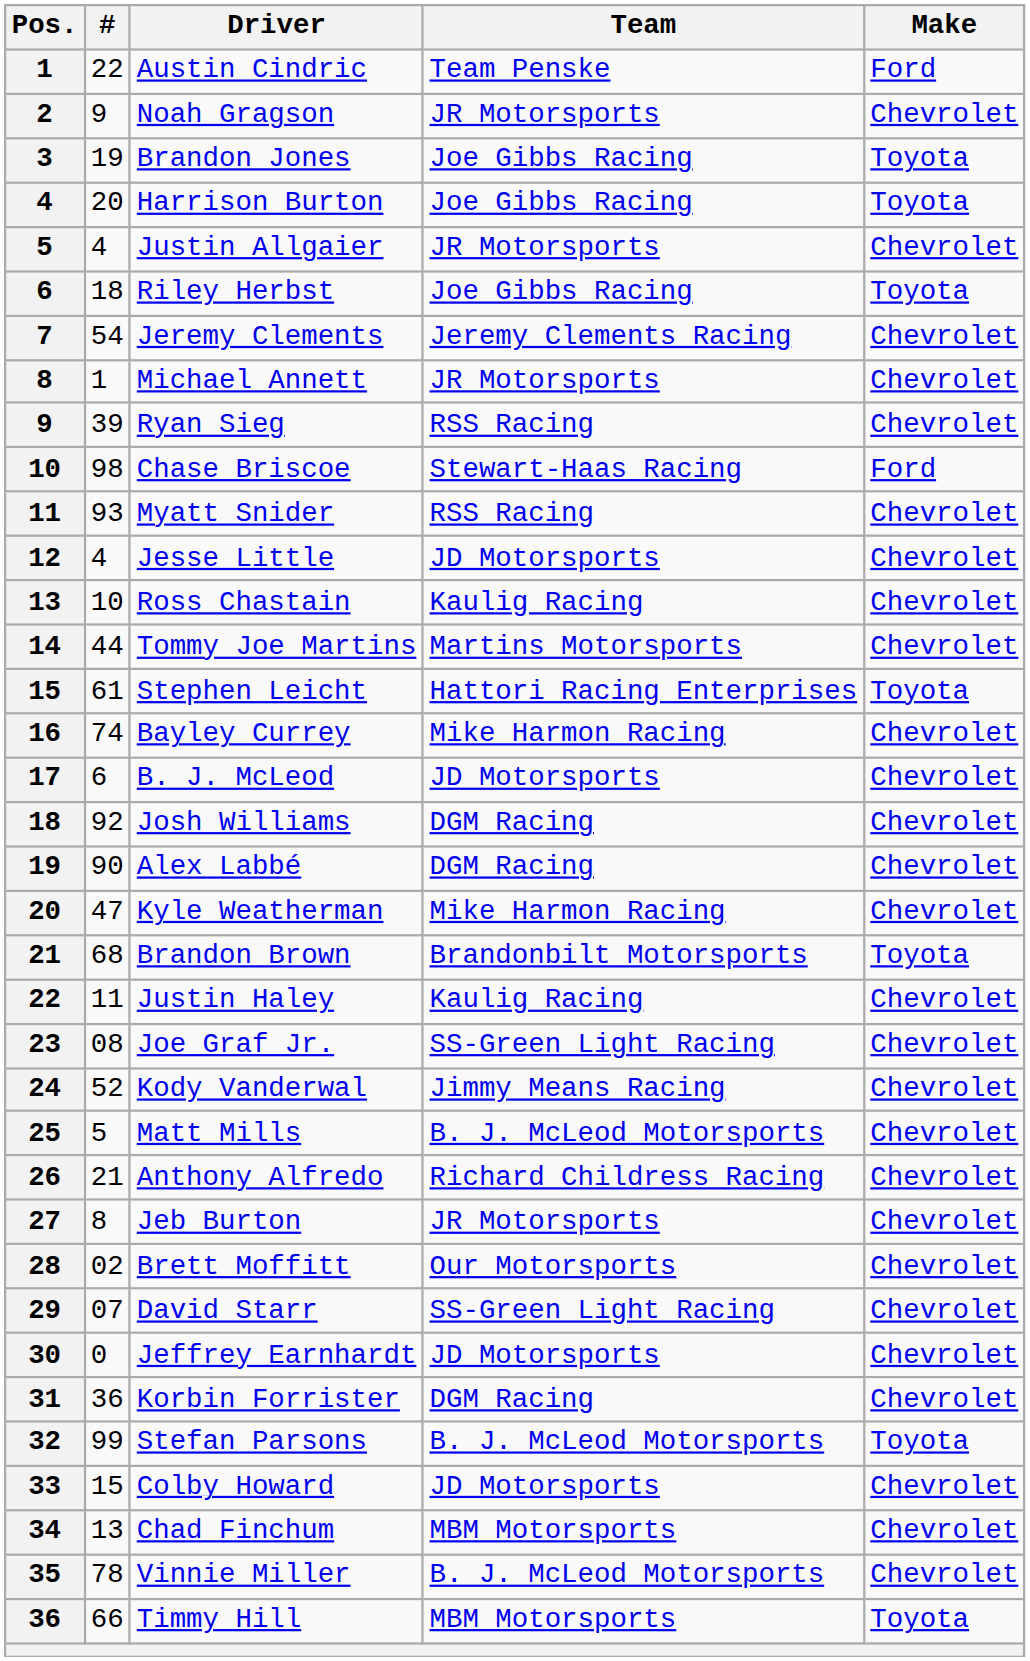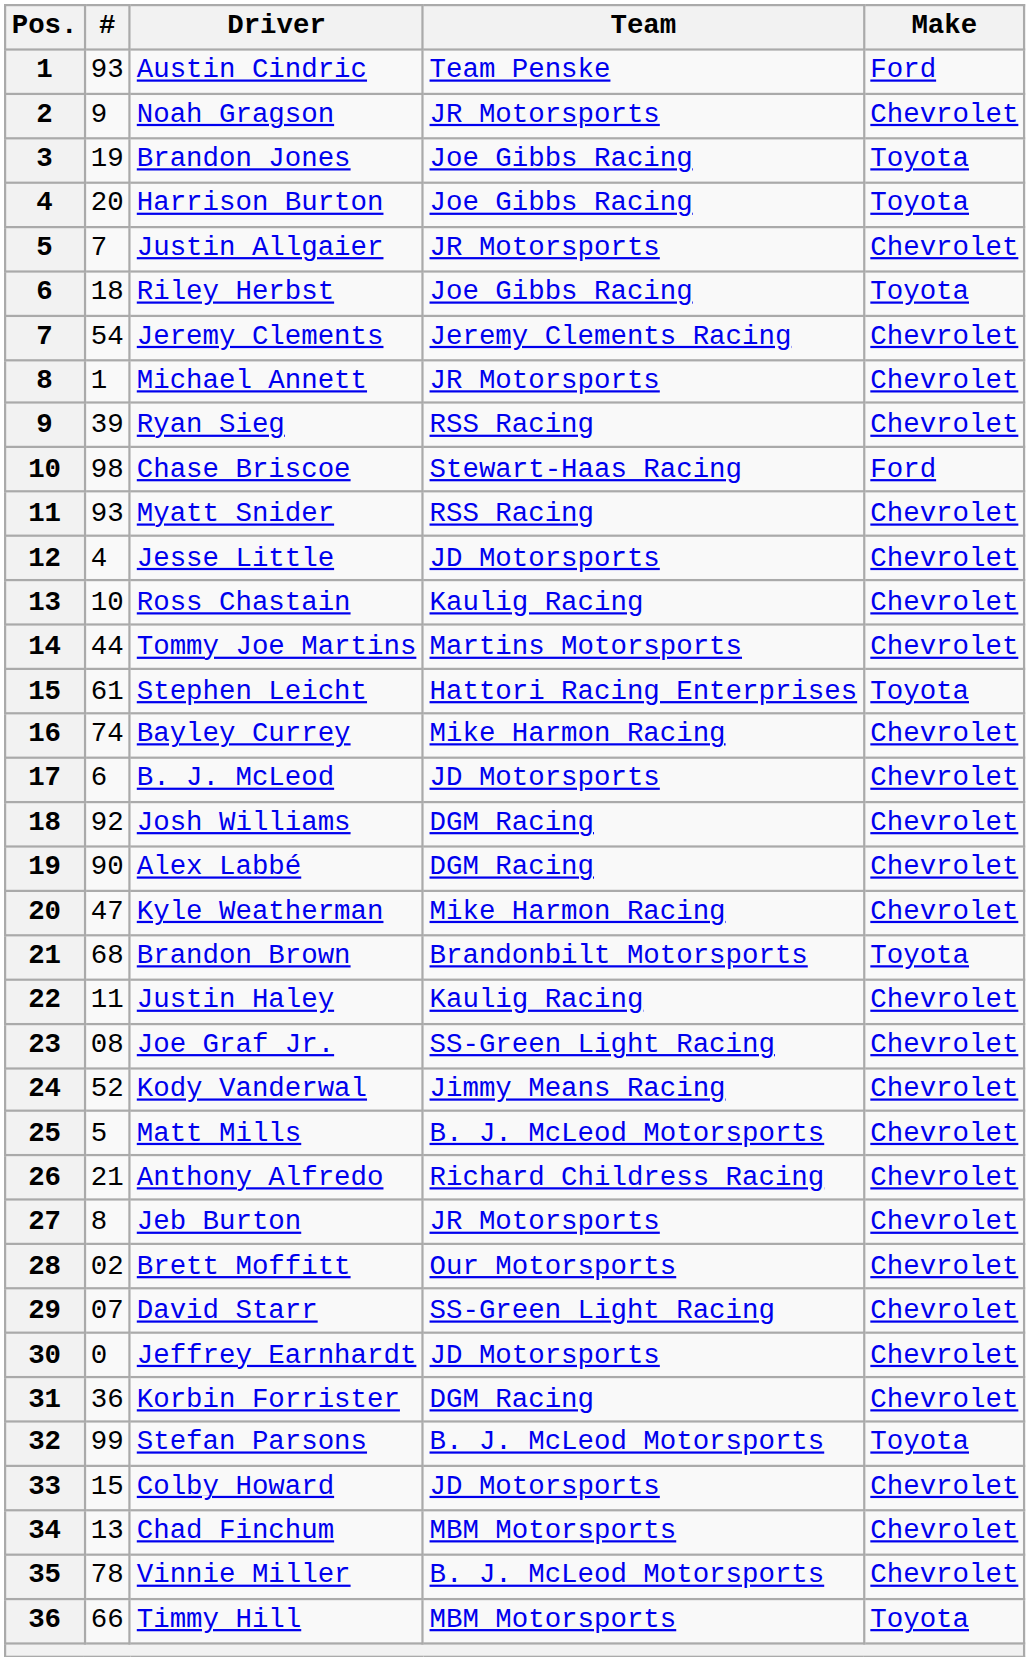(107, 72) 22 -> (107, 72) 93
(99, 249) 4 -> (99, 249) 7
